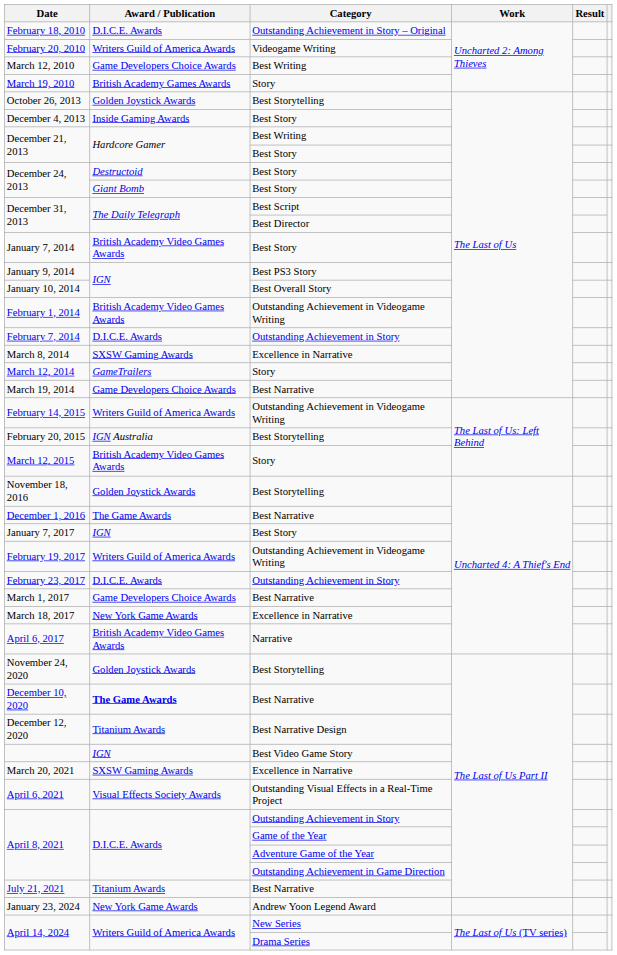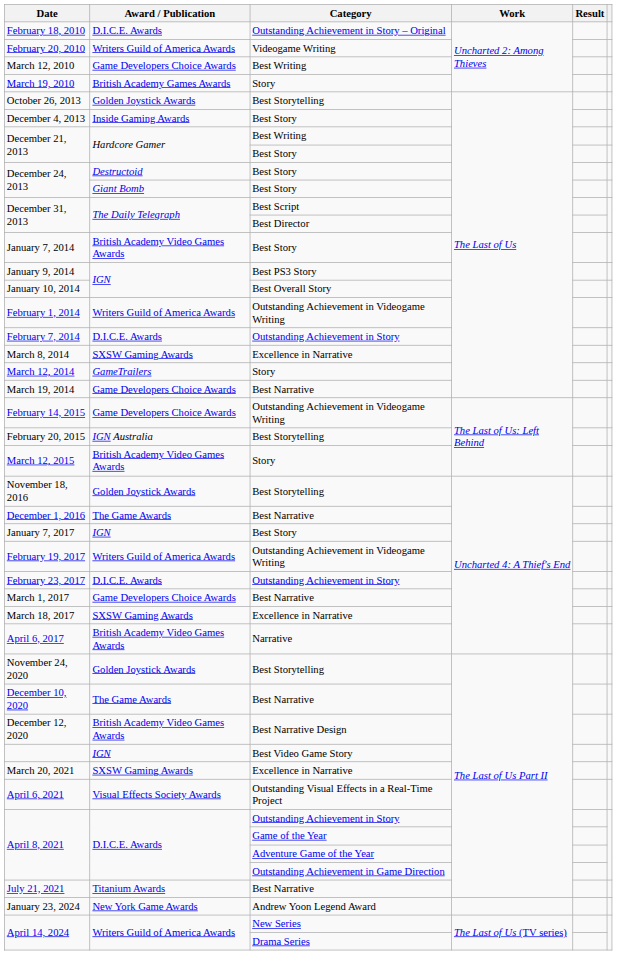(158, 313) British Academy Video Games Awards -> (164, 313) Writers Guild of America Awards
(164, 413) Writers Guild of America Awards -> (164, 413) Game Developers Choice Awards
(145, 615) New York Game Awards -> (143, 615) SXSW Gaming Awards
(135, 699) bold -> (132, 699) normal
(129, 729) Titanium Awards -> (158, 729) British Academy Video Games Awards
